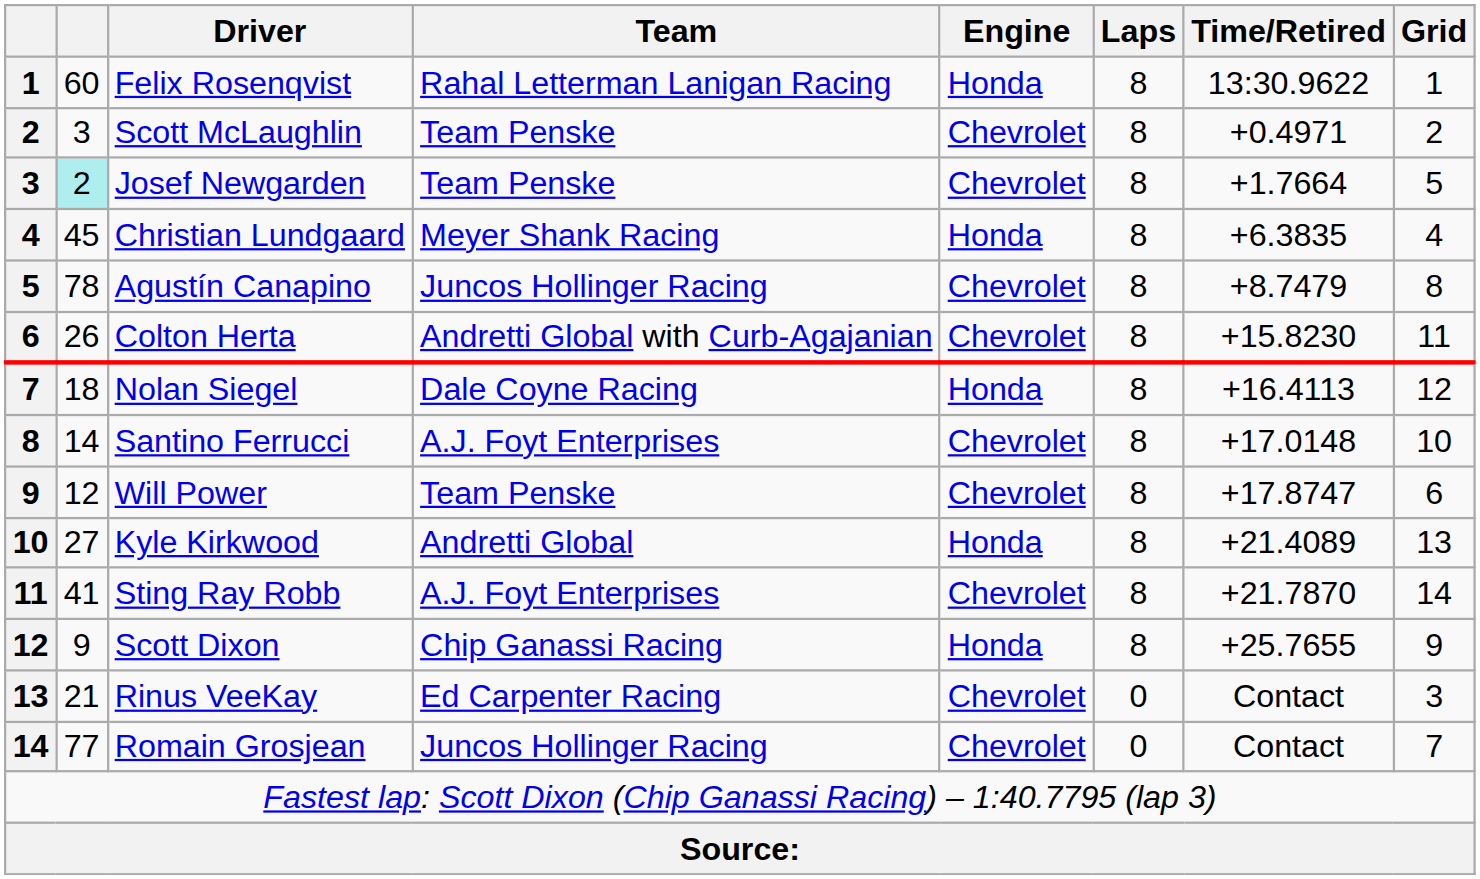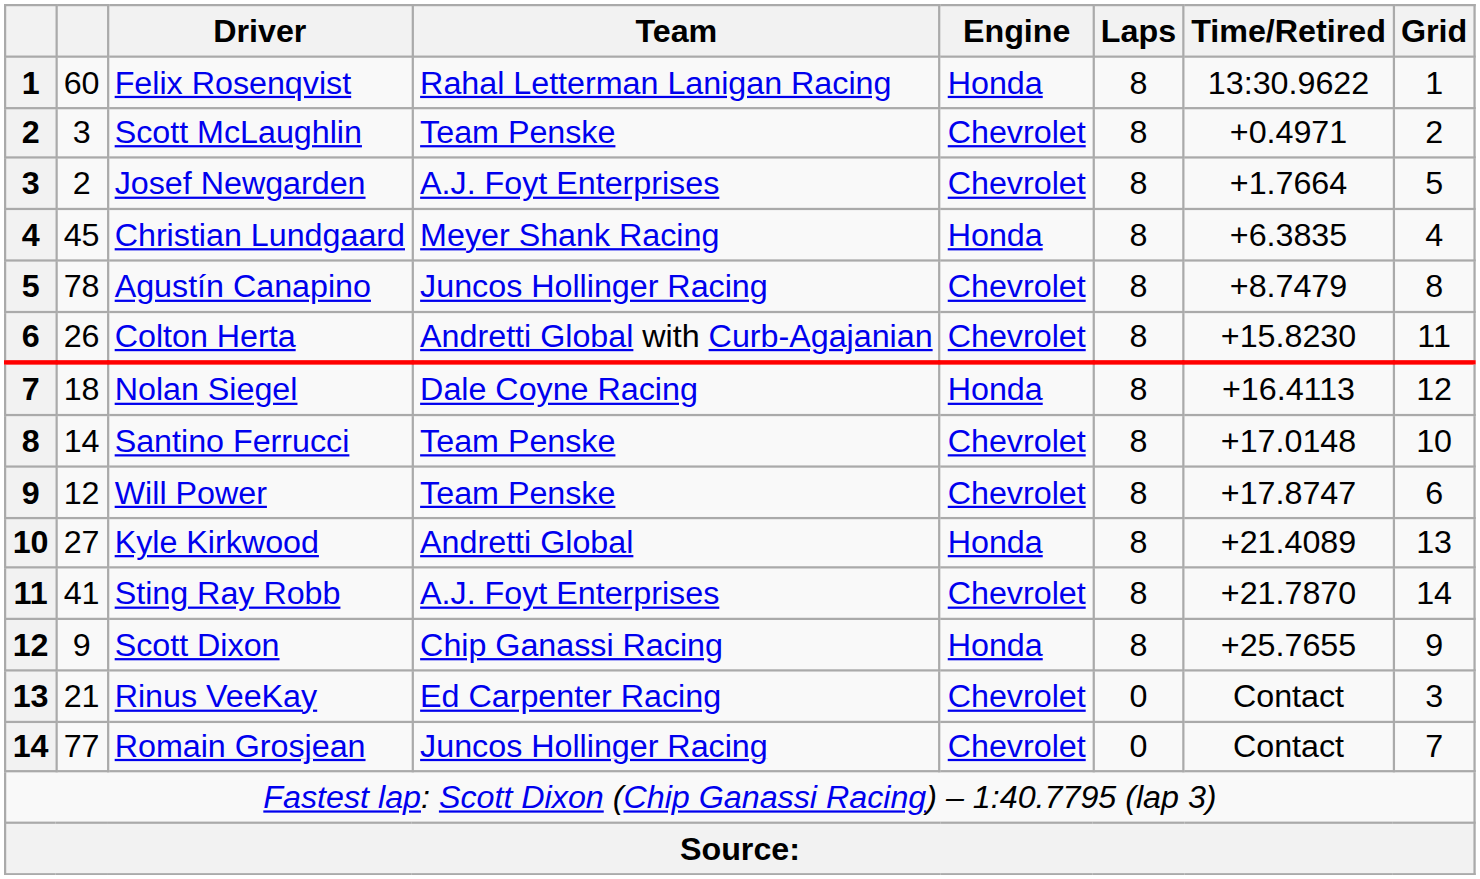(82, 184) paleturquoise background -> (82, 184) no background
(518, 184) Team Penske -> (570, 184) A.J. Foyt Enterprises
(570, 441) A.J. Foyt Enterprises -> (518, 441) Team Penske
